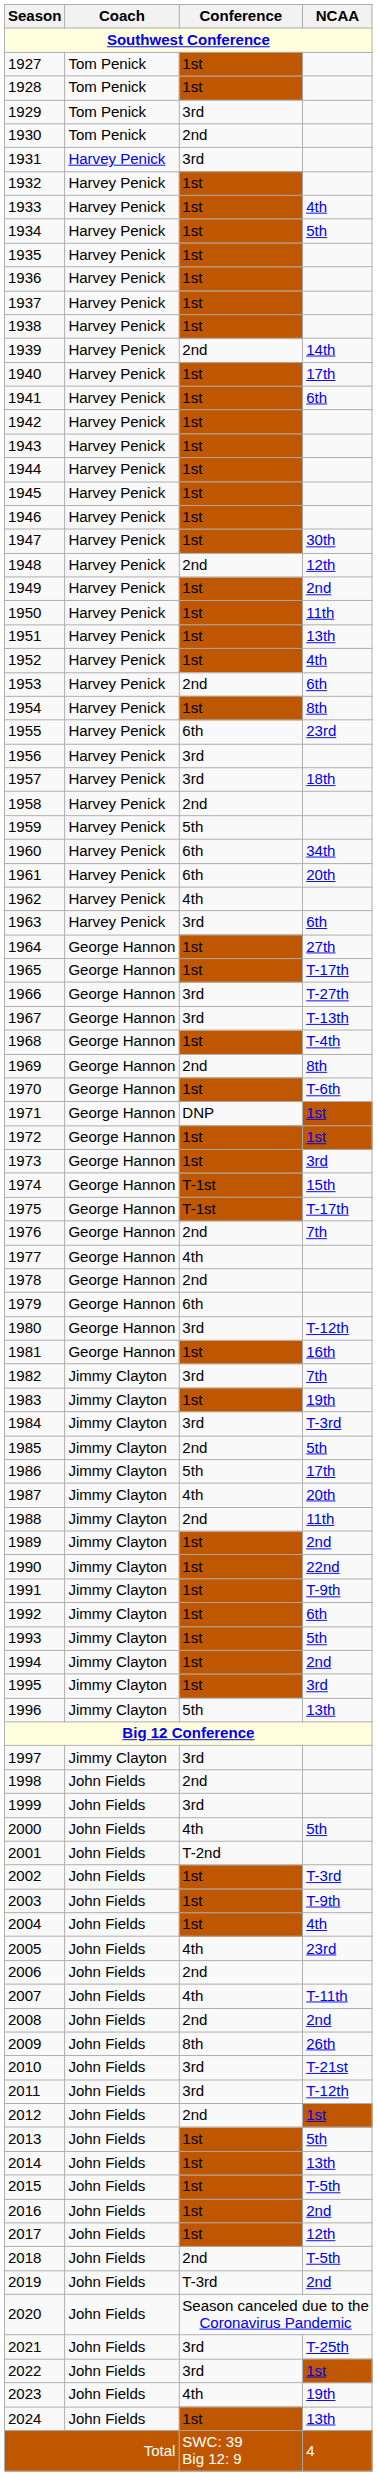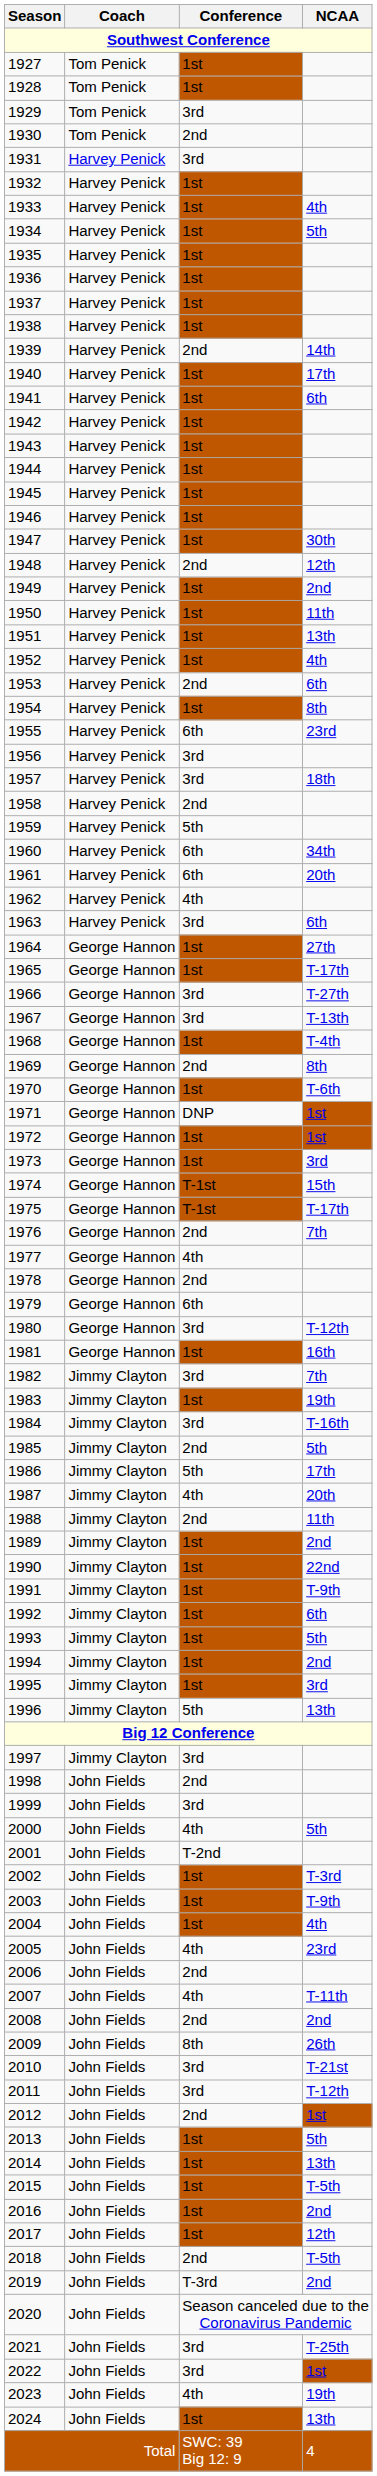(324, 1423) T-3rd -> (327, 1423) T-16th
